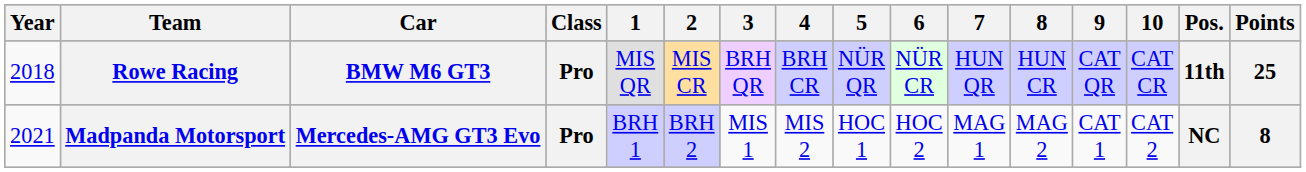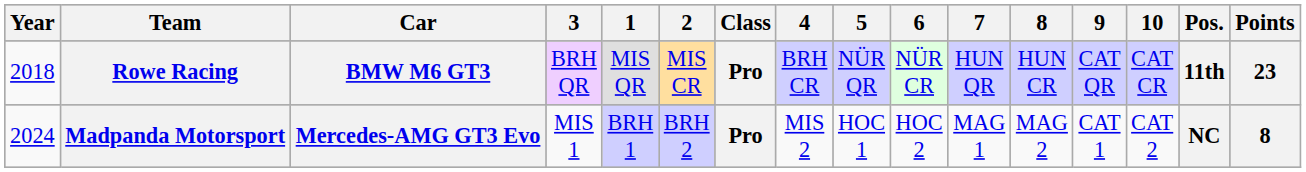columns swapped: (576, 22) <-> (748, 22)
(1265, 72) 25 -> (1265, 72) 23
(32, 135) 2021 -> (32, 135) 2024
